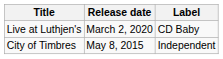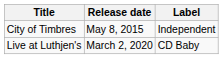rows swapped: (41, 45) <-> (44, 29)
